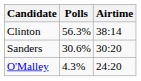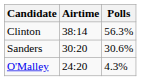columns swapped: (115, 13) <-> (76, 13)
